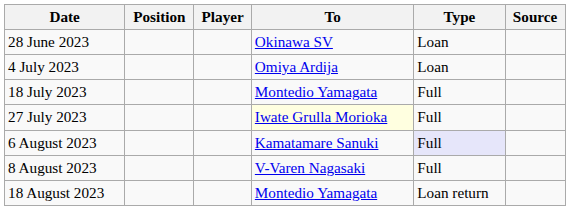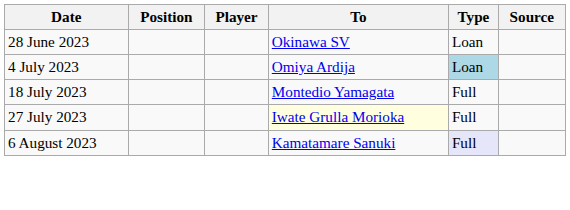(433, 67) no background -> (468, 67) lightblue background
- row: (52, 167)
- row: (56, 192)
